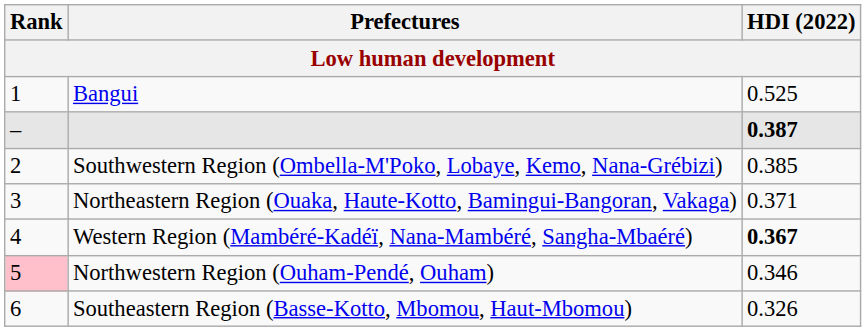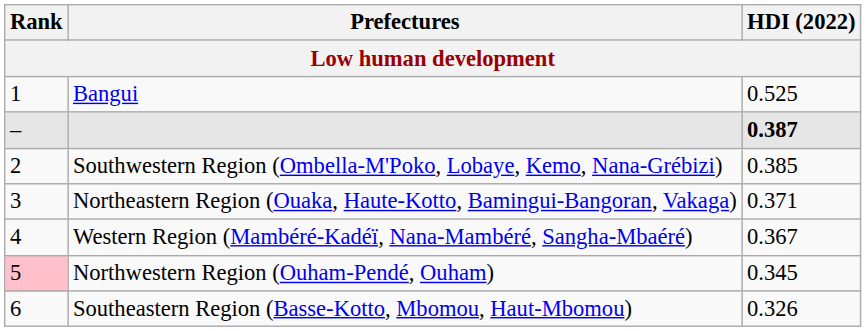(772, 237) bold -> (772, 237) normal
(772, 272) 0.346 -> (772, 272) 0.345
